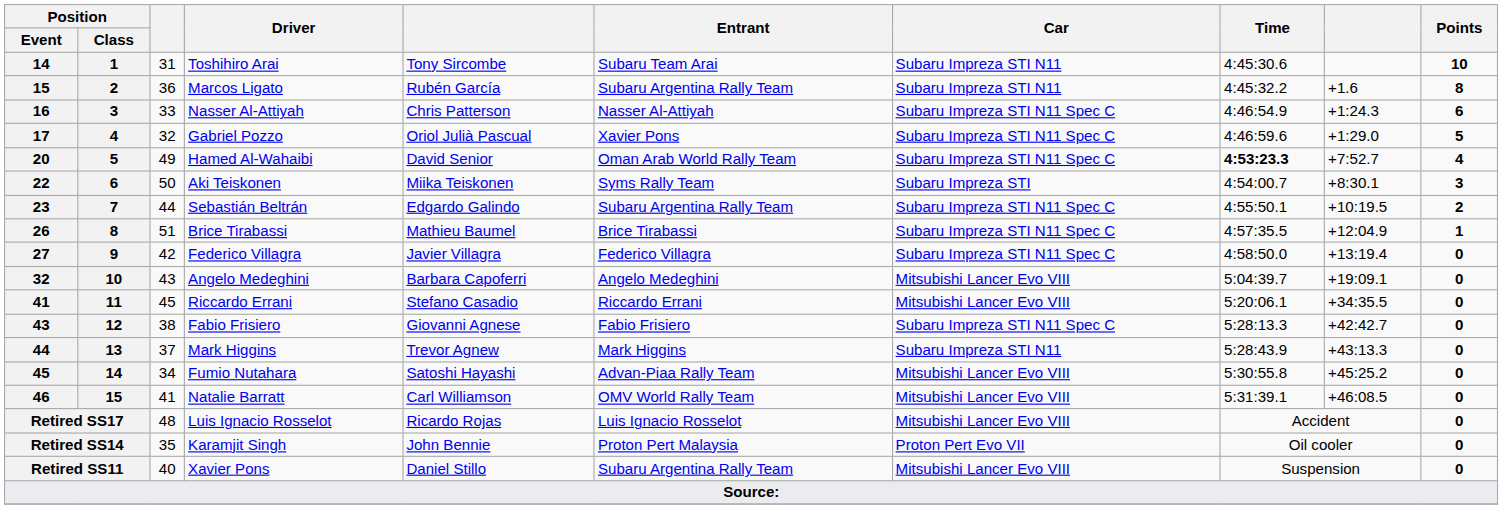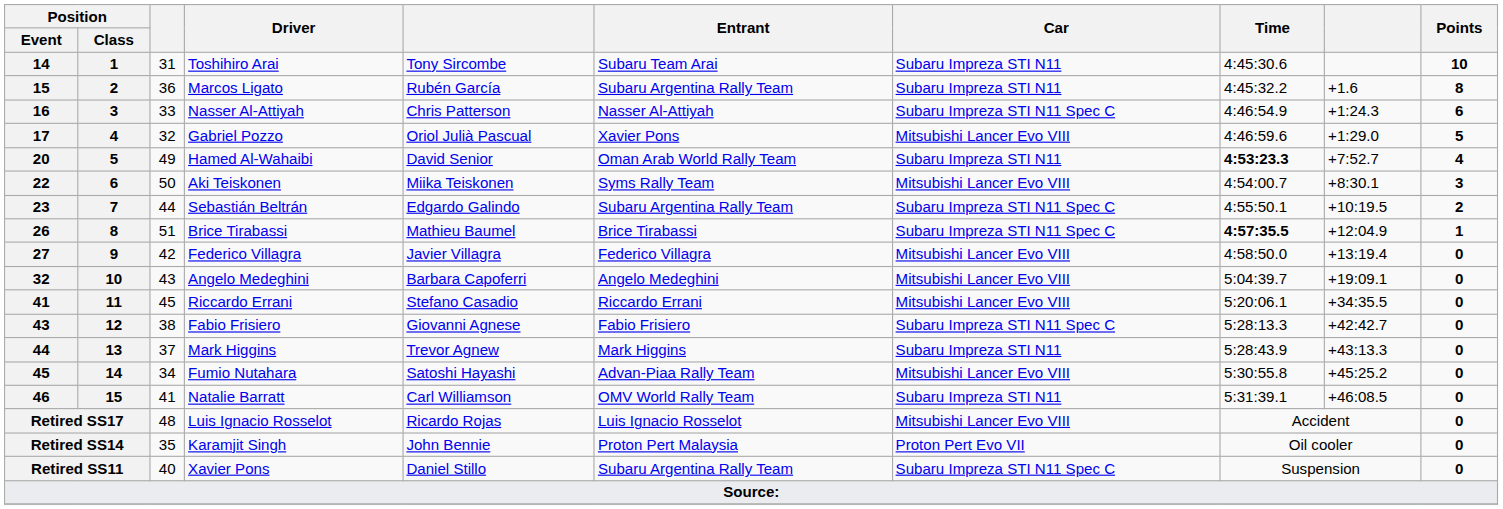(1005, 135) Subaru Impreza STI N11 Spec C -> (983, 135) Mitsubishi Lancer Evo VIII
(1005, 159) Subaru Impreza STI N11 Spec C -> (979, 159) Subaru Impreza STI N11
(963, 183) Subaru Impreza STI -> (983, 183) Mitsubishi Lancer Evo VIII
(1256, 230) normal -> (1256, 230) bold
(1005, 254) Subaru Impreza STI N11 Spec C -> (983, 254) Mitsubishi Lancer Evo VIII
(983, 397) Mitsubishi Lancer Evo VIII -> (979, 397) Subaru Impreza STI N11
(983, 468) Mitsubishi Lancer Evo VIII -> (1005, 468) Subaru Impreza STI N11 Spec C
